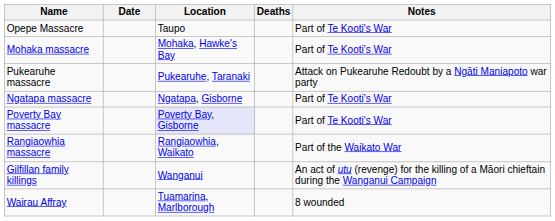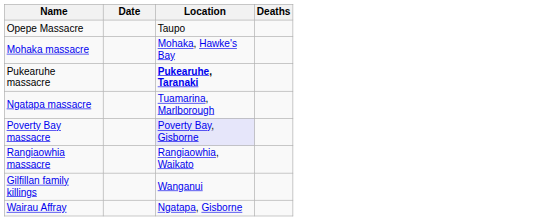- column: (422, 12)
(204, 77) normal -> (185, 77) bold
(200, 99) Ngatapa, Gisborne -> (186, 104) Tuamarina, Marlborough
(186, 202) Tuamarina, Marlborough -> (200, 208) Ngatapa, Gisborne
